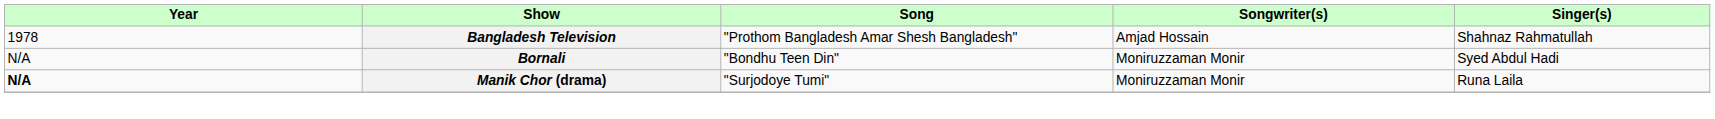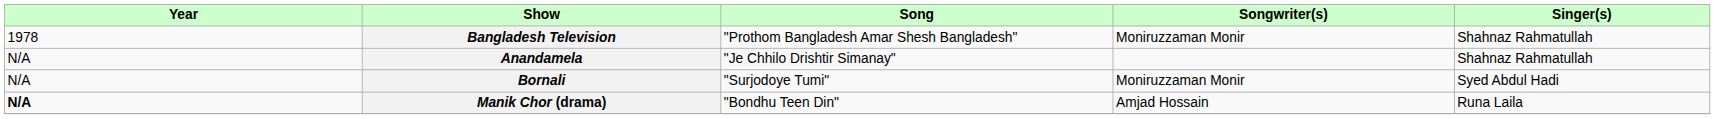(1162, 37) Amjad Hossain -> (1180, 37) Moniruzzaman Monir
+ row: (542, 59)
(781, 59) "Bondhu Teen Din" -> (777, 80) "Surjodoye Tumi"
(777, 80) "Surjodoye Tumi" -> (781, 102) "Bondhu Teen Din"
(1180, 80) Moniruzzaman Monir -> (1162, 102) Amjad Hossain
